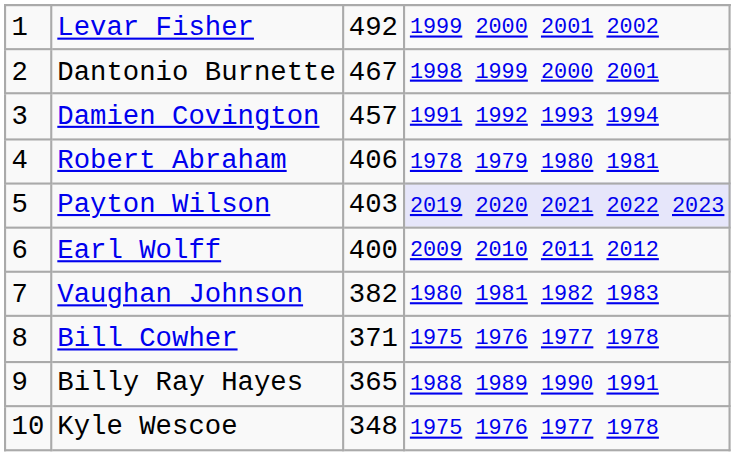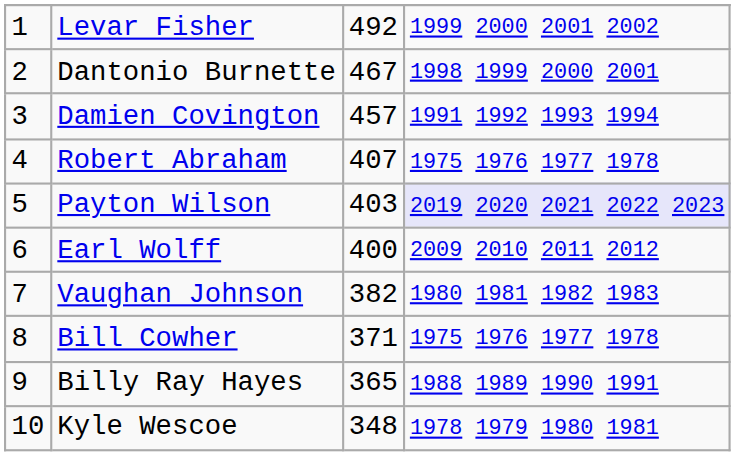(373, 161) 406 -> (373, 161) 407
(534, 161) 1978 1979 1980 1981 -> (534, 161) 1975 1976 1977 1978
(534, 428) 1975 1976 1977 1978 -> (534, 428) 1978 1979 1980 1981
